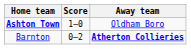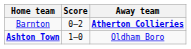rows swapped: (33, 24) <-> (33, 37)
